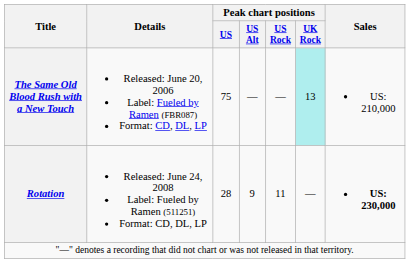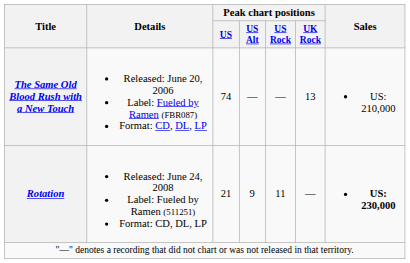(226, 96) 75 -> (226, 96) 74
(310, 96) paleturquoise background -> (310, 96) no background
(226, 194) 28 -> (226, 194) 21
